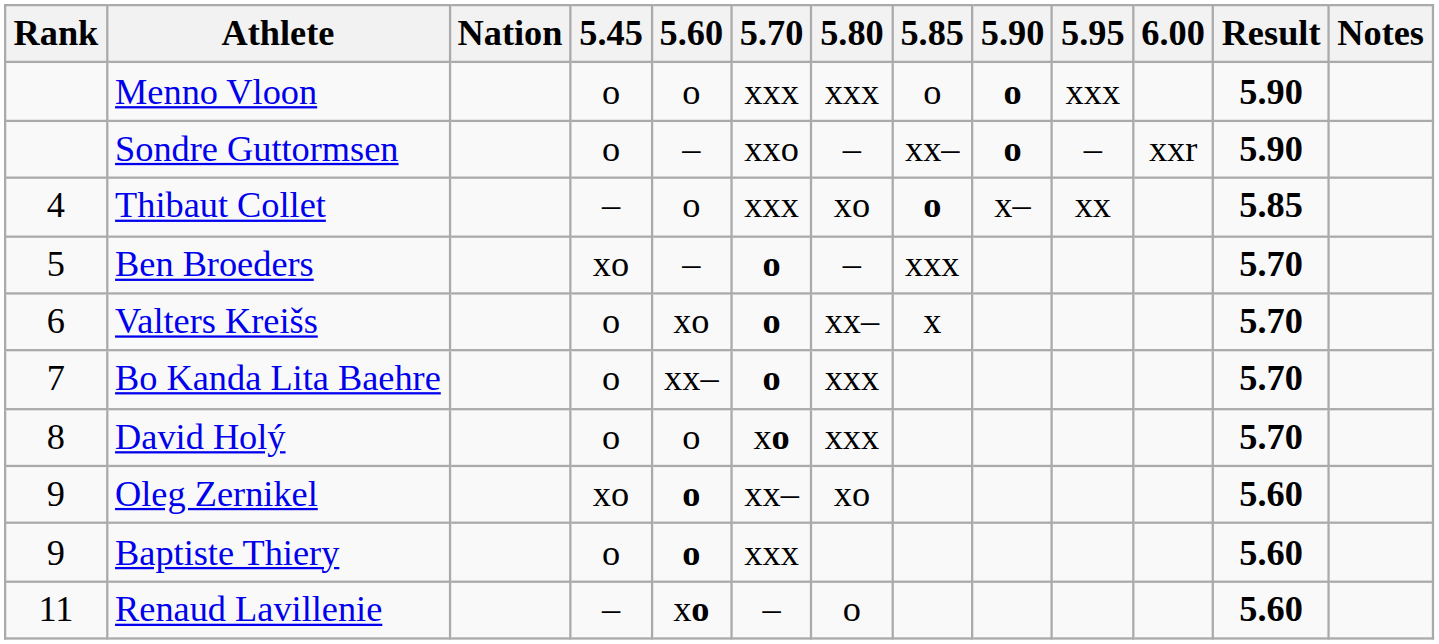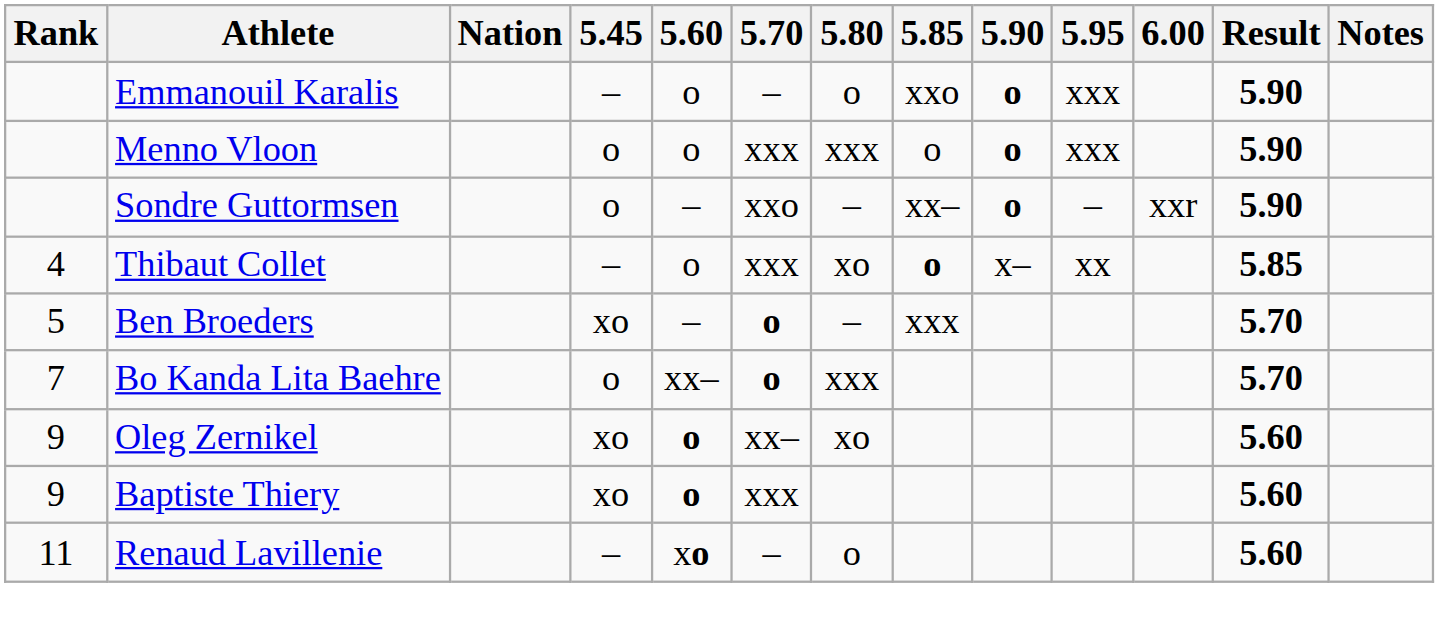+ row: (257, 90)
- row: (216, 321)
- row: (200, 436)
(611, 551) o -> (611, 494) xo
